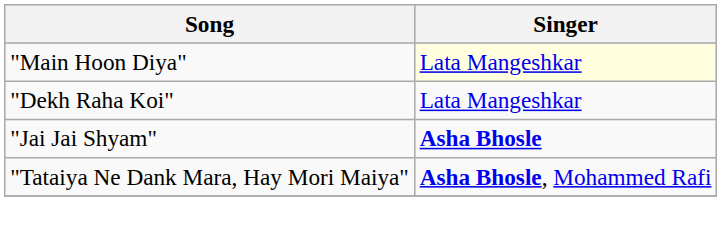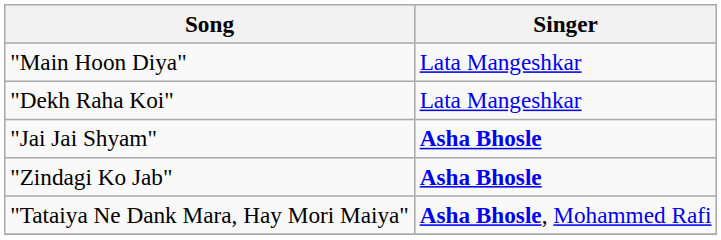(501, 62) lightyellow background -> (501, 62) no background
+ row: (91, 177)
